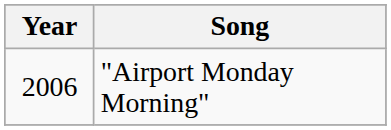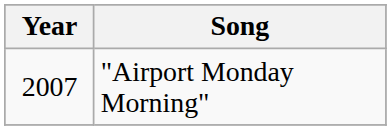(50, 86) 2006 -> (50, 86) 2007
